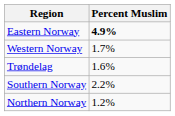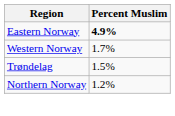(103, 66) 1.6% -> (103, 66) 1.5%
- row: (47, 84)
